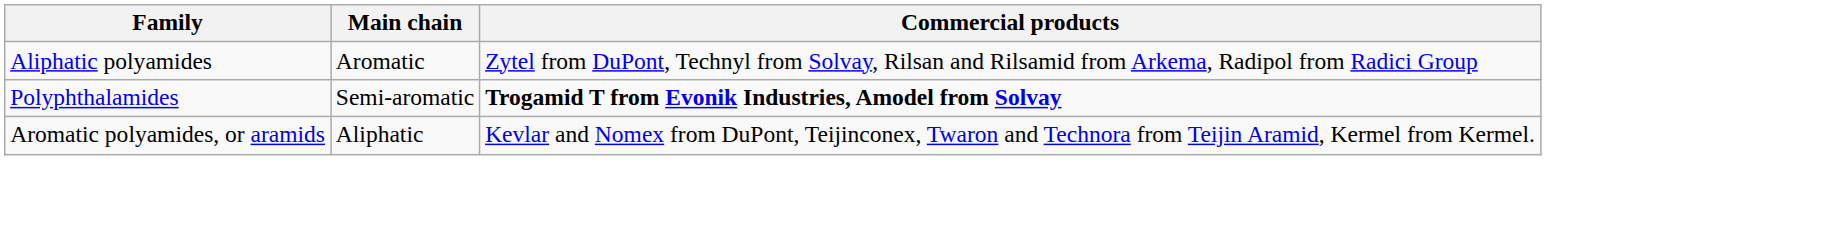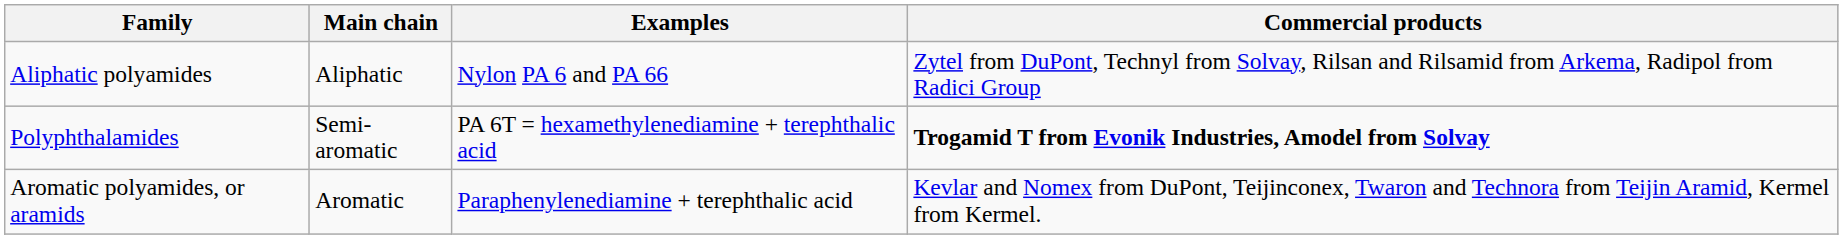+ column: (680, 23)
(380, 60) Aromatic -> (359, 73) Aliphatic
(380, 135) Aliphatic -> (360, 201) Aromatic
